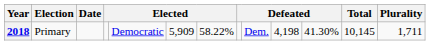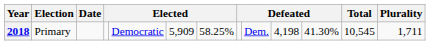(217, 31) 58.22% -> (217, 31) 58.25%
(359, 31) 10,145 -> (359, 31) 10,545
